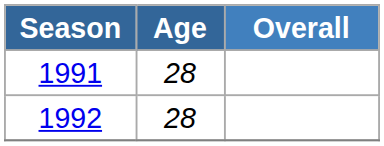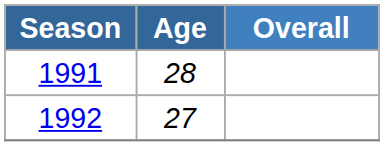(180, 118) 28 -> (180, 118) 27
